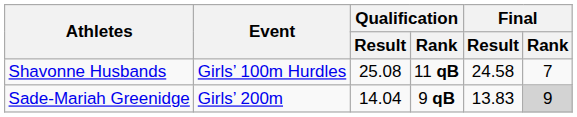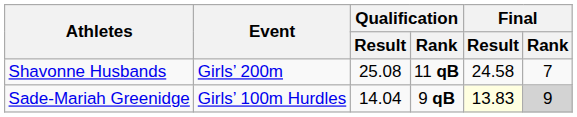(272, 72) Girls’ 100m Hurdles -> (240, 72) Girls’ 200m
(240, 99) Girls’ 200m -> (272, 99) Girls’ 100m Hurdles
(493, 99) no background -> (493, 99) lightyellow background
